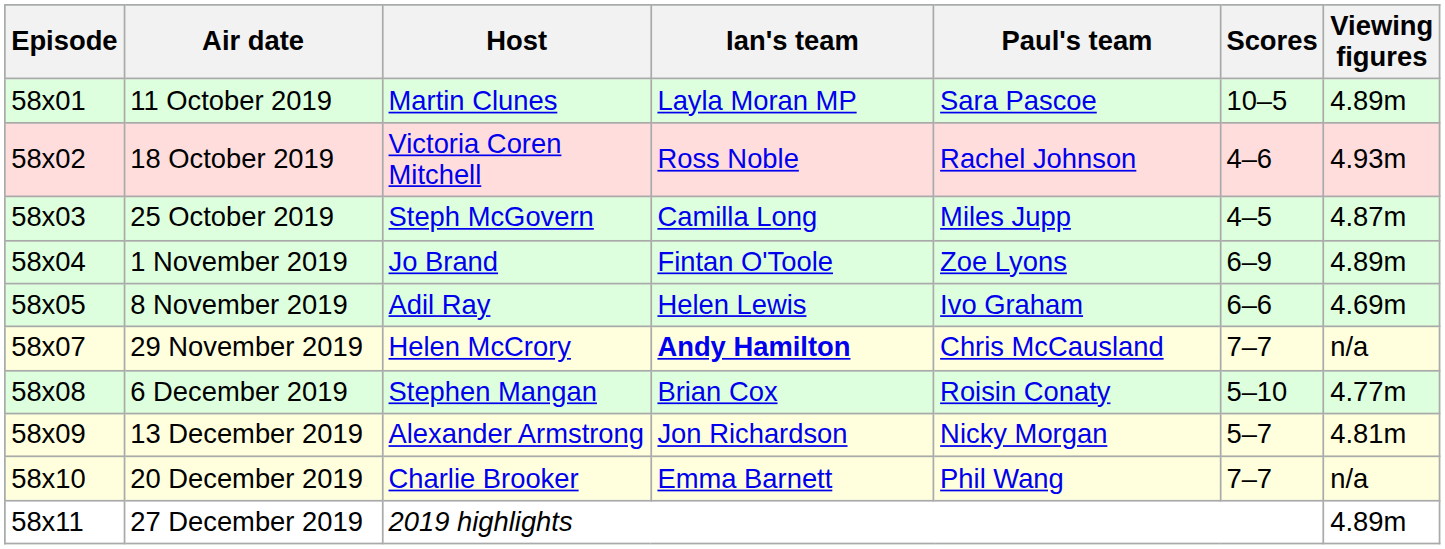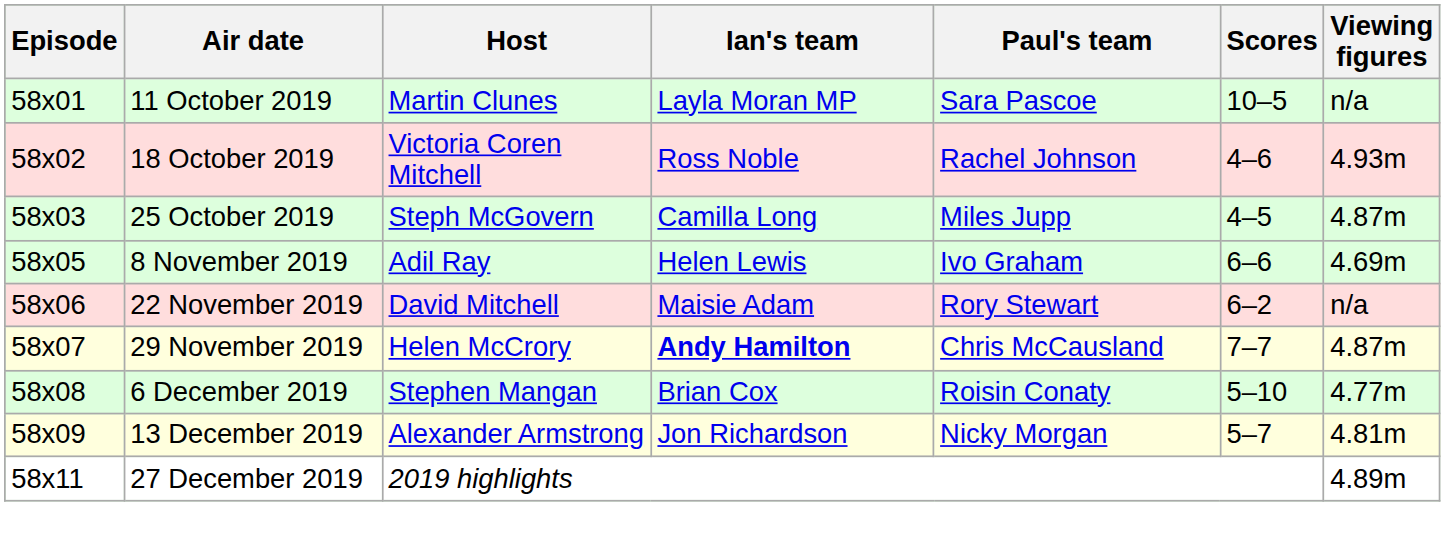(1368, 100) 4.89m -> (1349, 100) n/a
- row: (239, 261)
+ row: (247, 304)
(1349, 348) n/a -> (1368, 348) 4.87m
- row: (247, 478)
